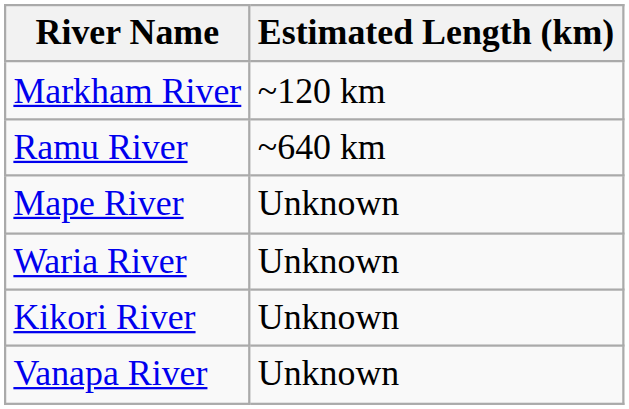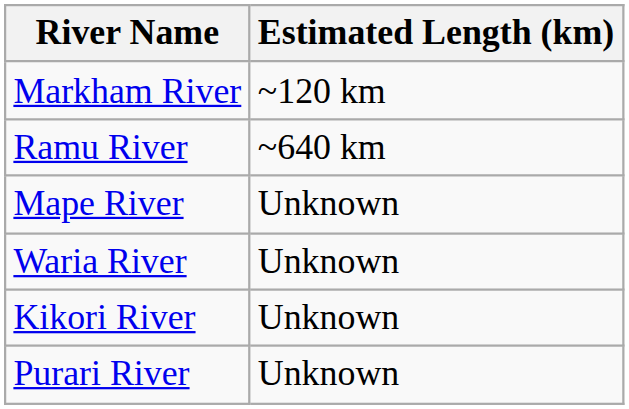+ row: (101, 373)
- row: (110, 373)
